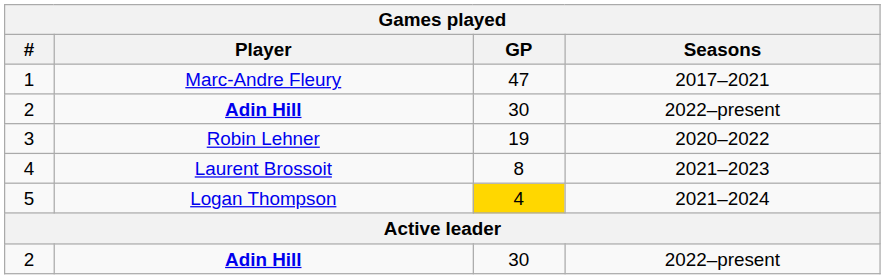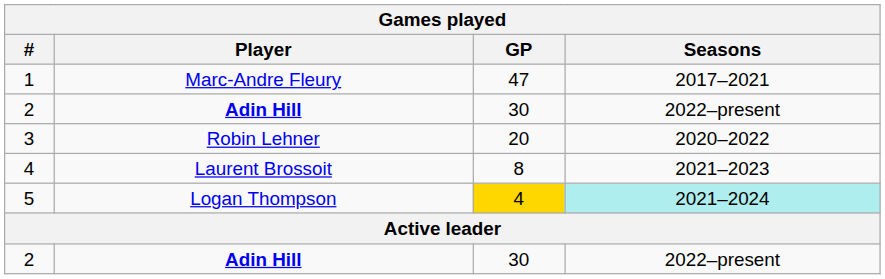(519, 139) 19 -> (519, 139) 20
(722, 199) no background -> (722, 199) paleturquoise background
